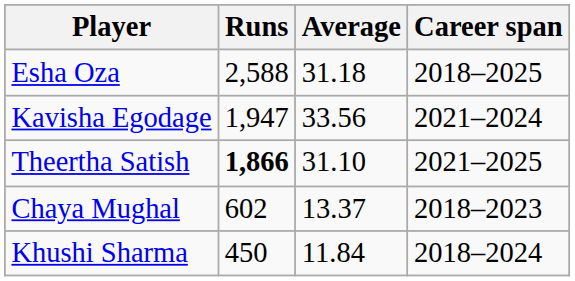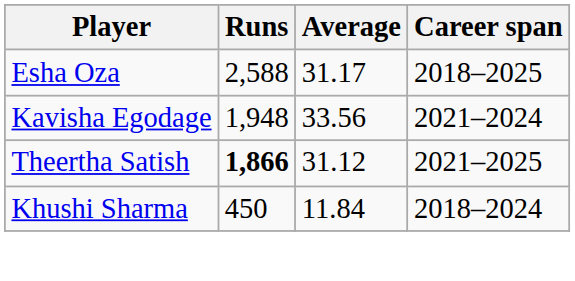(334, 72) 31.18 -> (334, 72) 31.17
(257, 117) 1,947 -> (257, 117) 1,948
(334, 162) 31.10 -> (334, 162) 31.12
- row: (96, 207)
